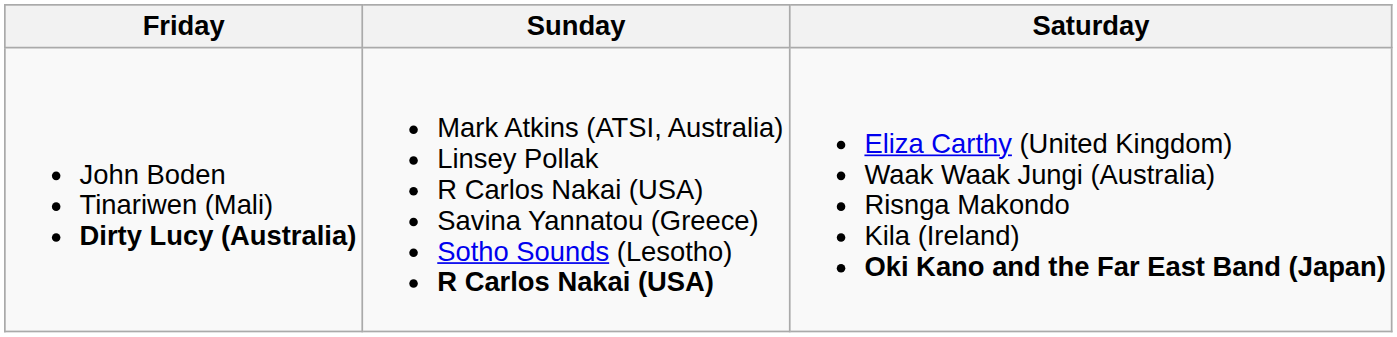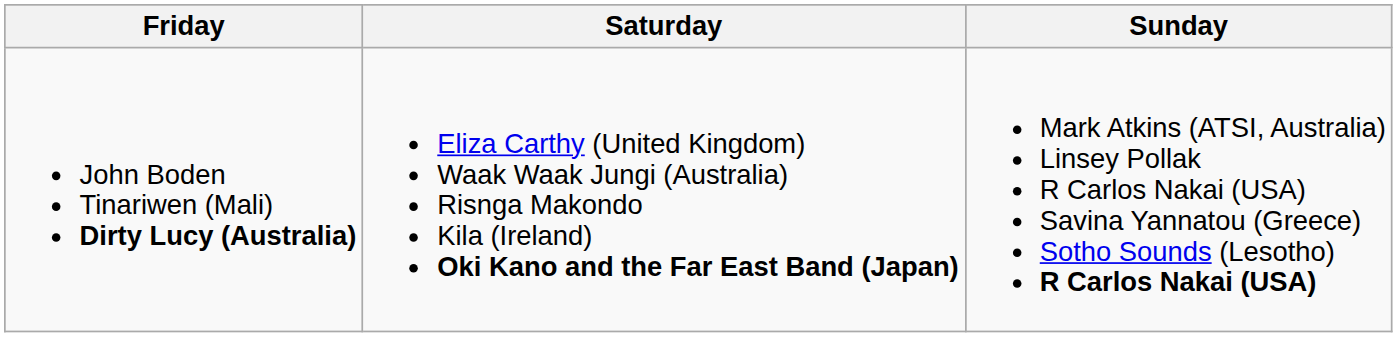columns swapped: (1091, 26) <-> (576, 26)
